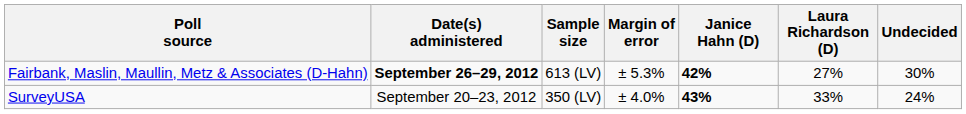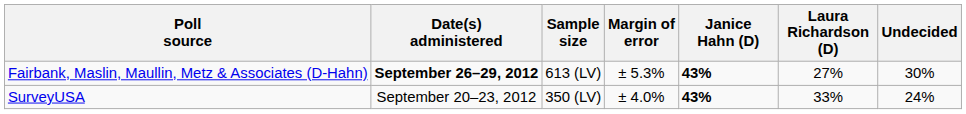(697, 73) 42% -> (697, 73) 43%
